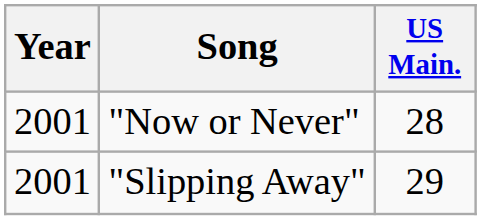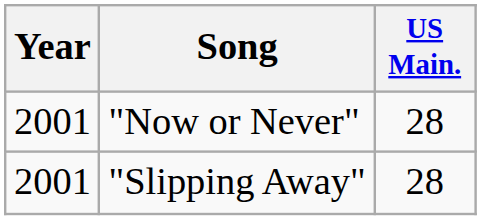(425, 181) 29 -> (425, 181) 28
